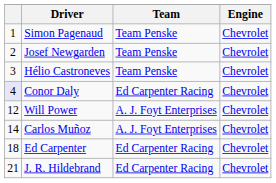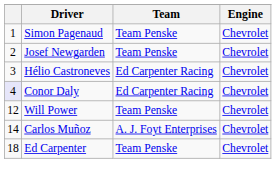(146, 72) Team Penske -> (164, 72) Ed Carpenter Racing
(166, 110) A. J. Foyt Enterprises -> (146, 110) Team Penske
(164, 149) Ed Carpenter Racing -> (146, 149) Team Penske
- row: (62, 168)
